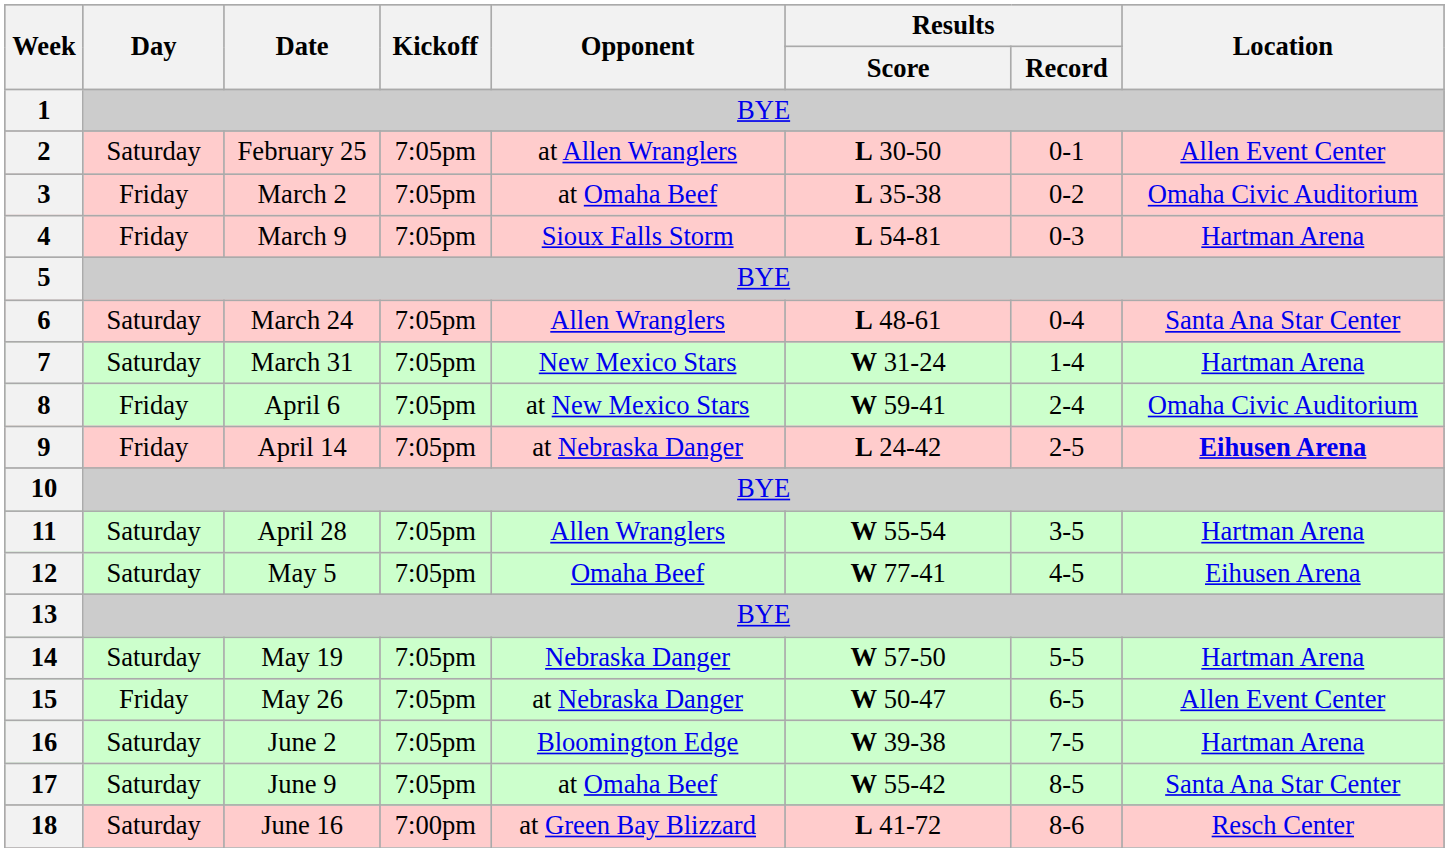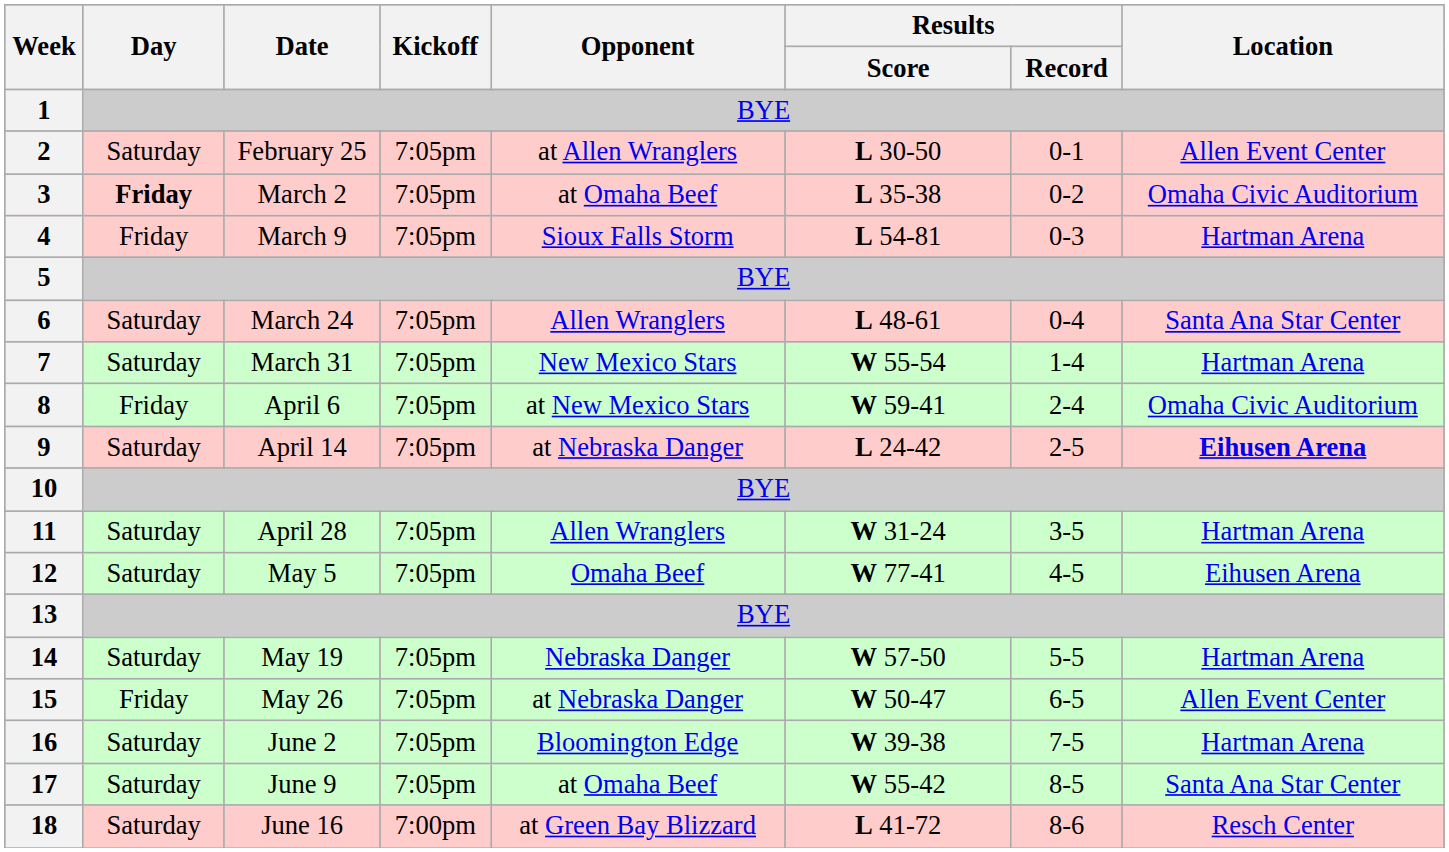(154, 194) normal -> (154, 194) bold
(898, 362) W 31-24 -> (898, 362) W 55-54
(154, 446) Friday -> (154, 446) Saturday
(898, 531) W 55-54 -> (898, 531) W 31-24
